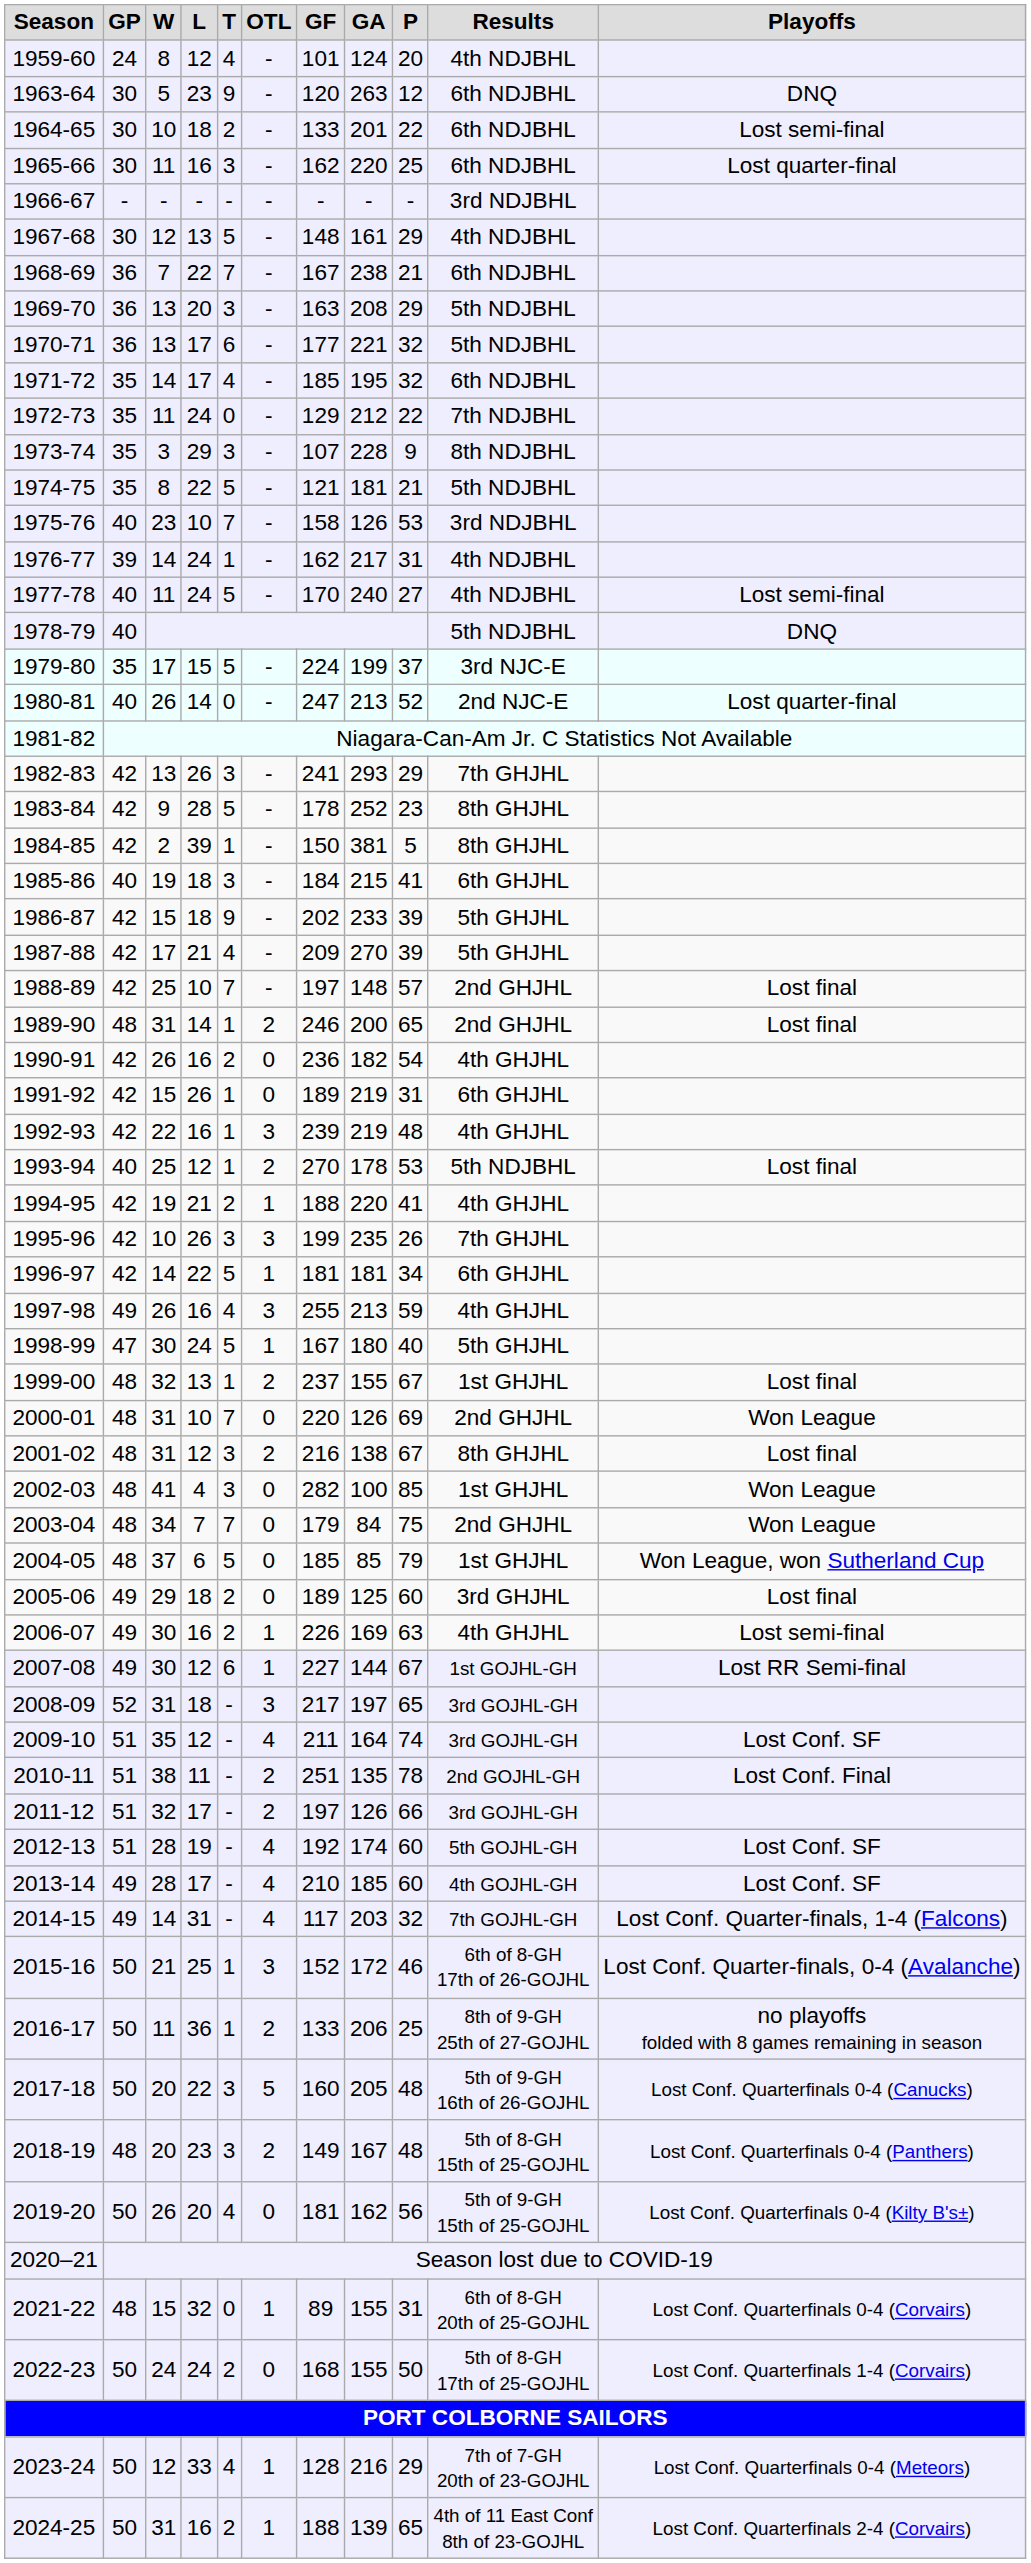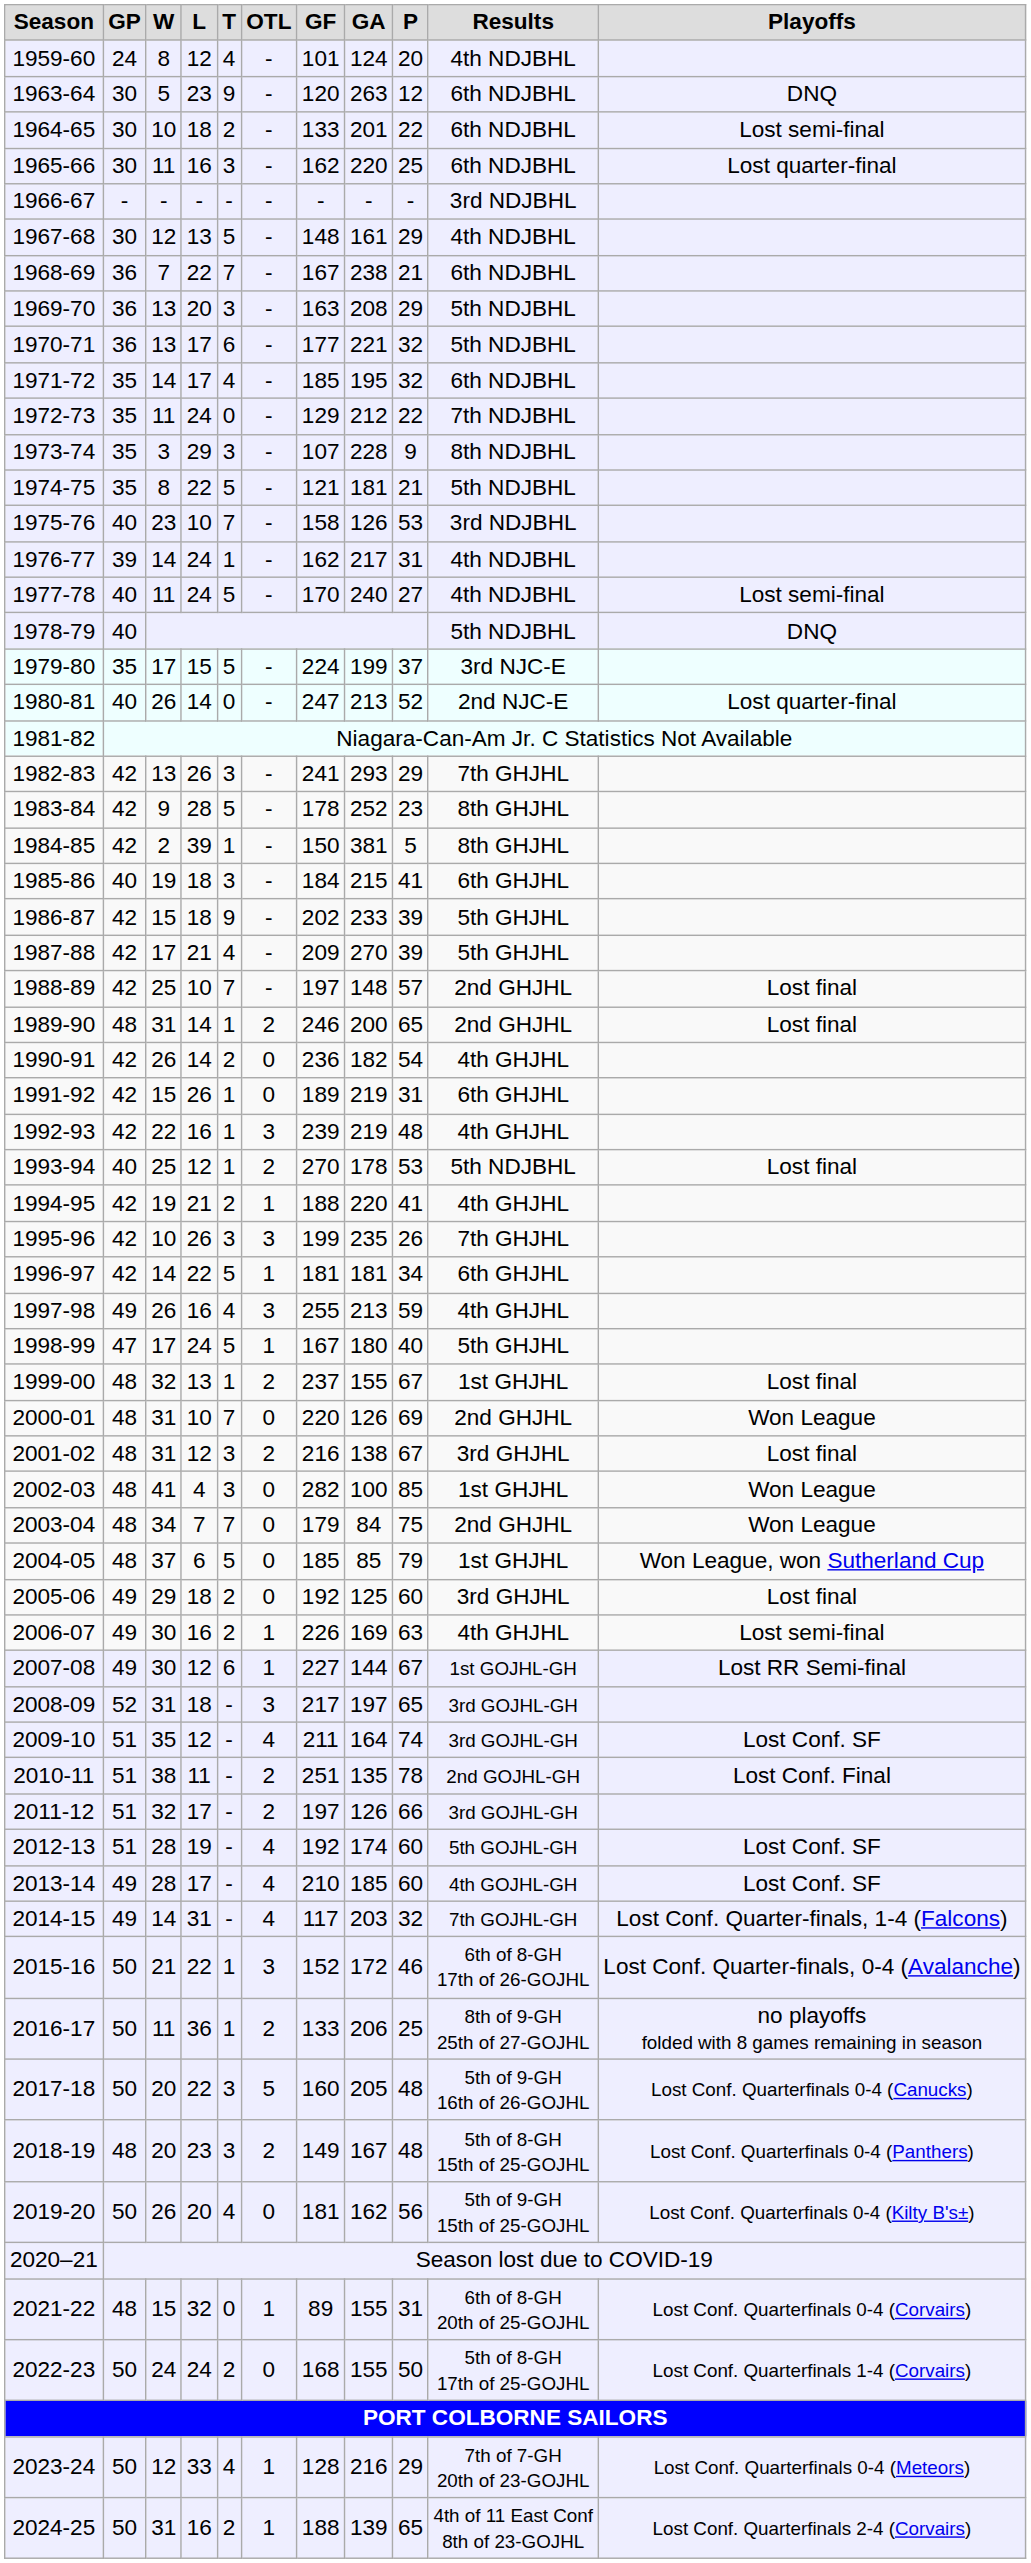(199, 1059) 16 -> (199, 1059) 14
(164, 1346) 30 -> (164, 1346) 17
(513, 1453) 8th GHJHL -> (513, 1453) 3rd GHJHL
(321, 1596) 189 -> (321, 1596) 192
(199, 1967) 25 -> (199, 1967) 22
